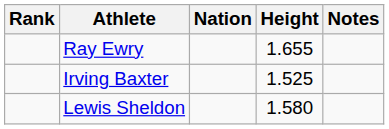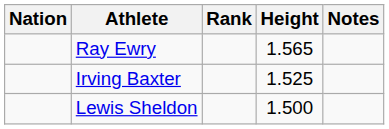columns swapped: (32, 19) <-> (223, 19)
(290, 49) 1.655 -> (290, 49) 1.565
(290, 108) 1.580 -> (290, 108) 1.500
